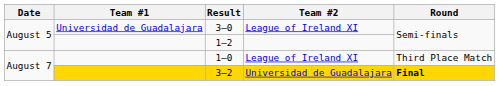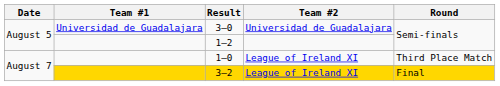(302, 27) League of Ireland XI -> (319, 27) Universidad de Guadalajara
(319, 73) Universidad de Guadalajara -> (302, 73) League of Ireland XI
(410, 73) bold -> (410, 73) normal
